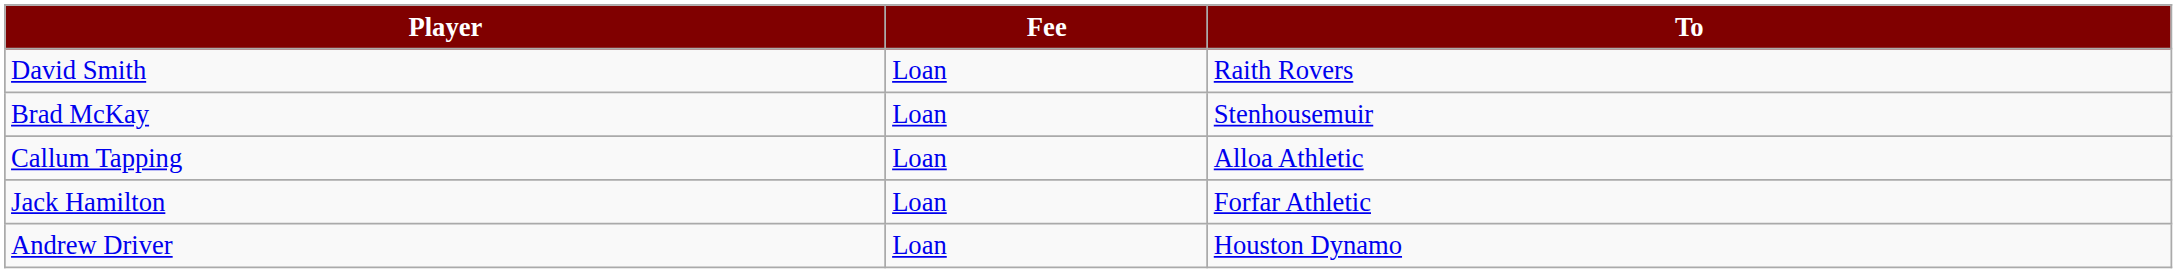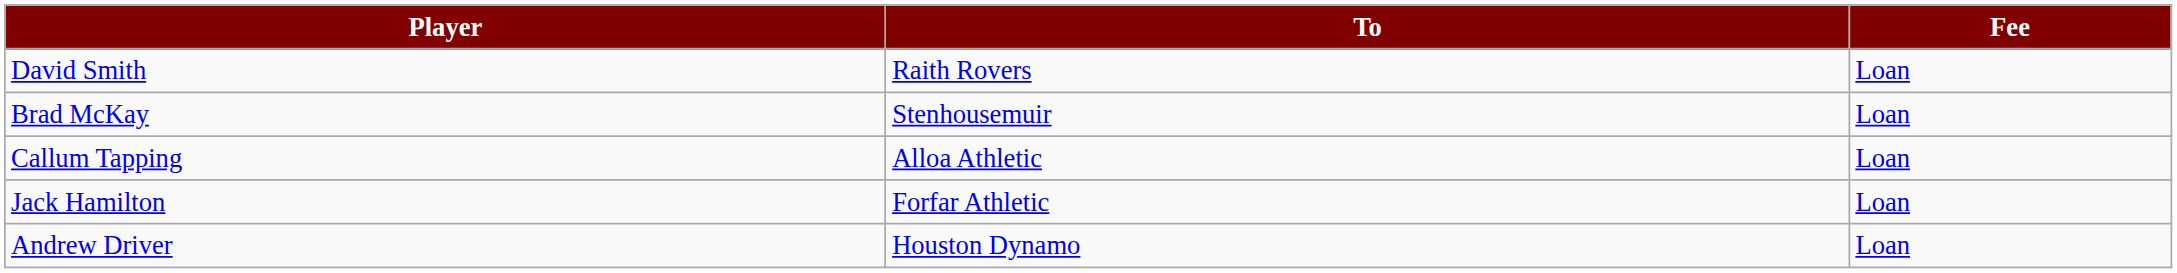columns swapped: (1689, 26) <-> (1047, 26)
